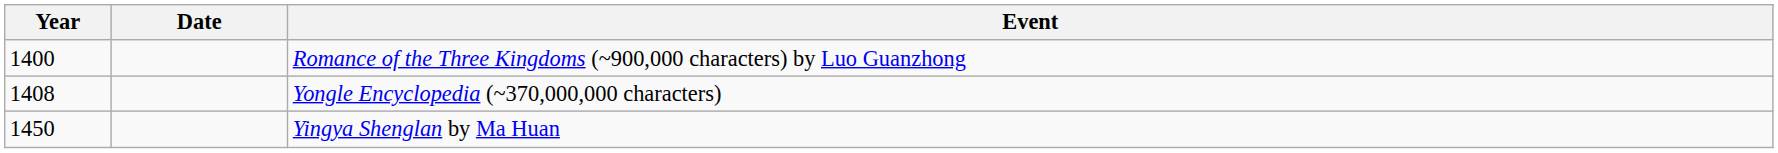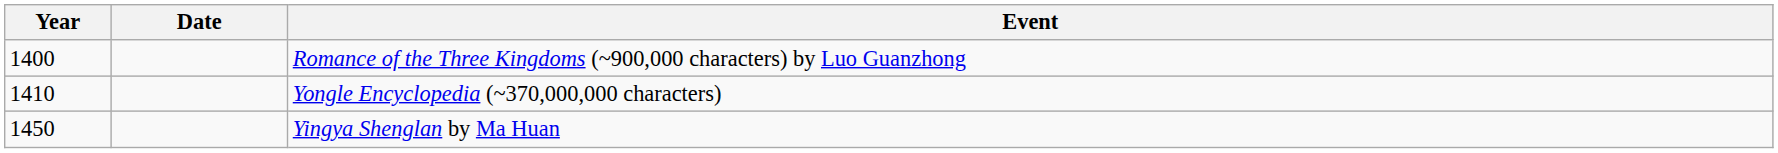(32, 93) 1408 -> (32, 93) 1410
